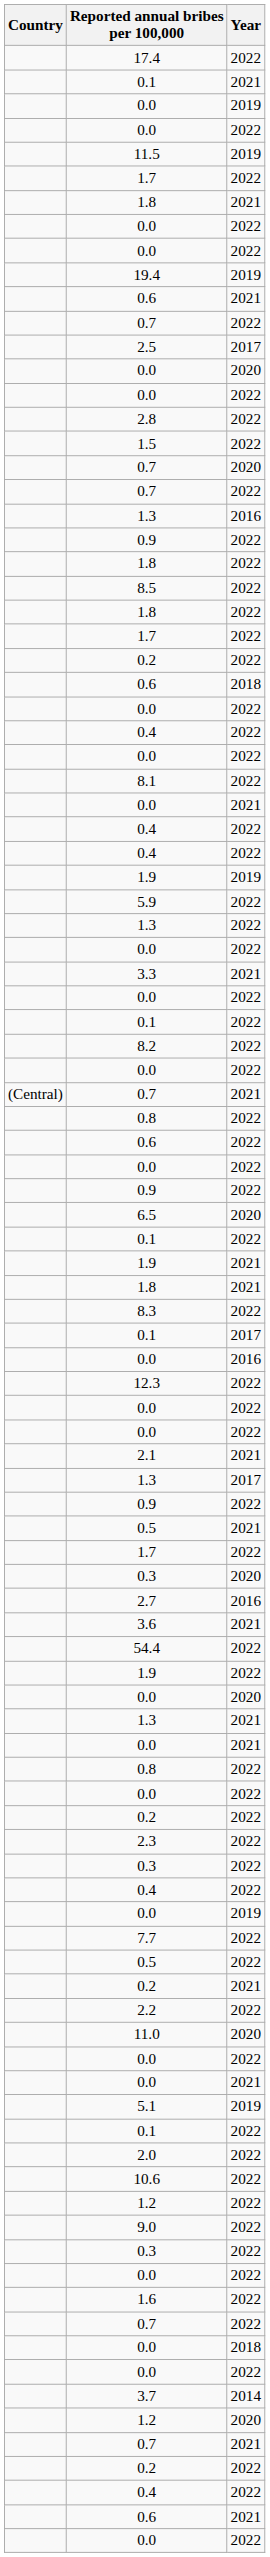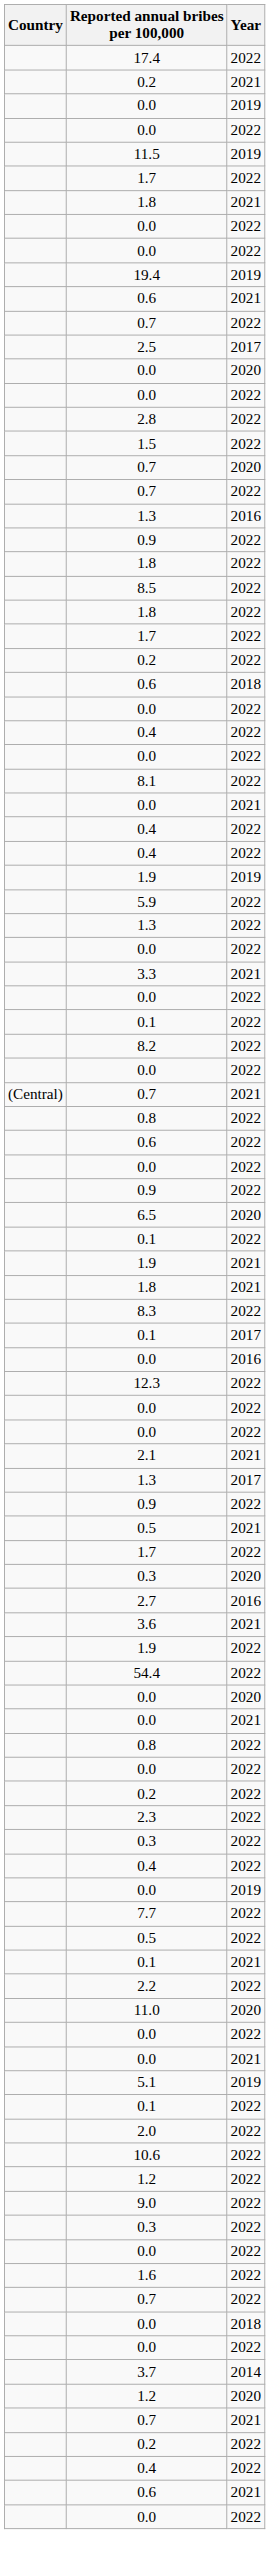rows swapped: (147, 1986) <-> (147, 81)
rows swapped: (147, 1672) <-> (147, 1648)
- row: (147, 1721)
